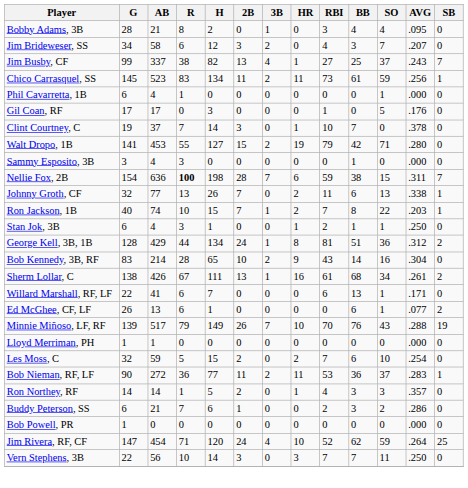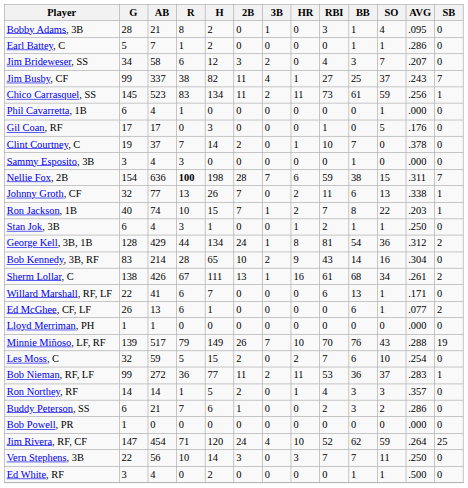(353, 29) 4 -> (353, 29) 1
+ row: (36, 45)
(241, 62) 13 -> (241, 78) 11
(239, 128) 3 -> (239, 144) 2
- row: (40, 144)
(356, 243) 51 -> (356, 243) 54
rows swapped: (50, 342) <-> (56, 326)
(127, 375) 90 -> (127, 375) 99
+ row: (35, 474)
